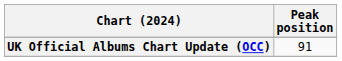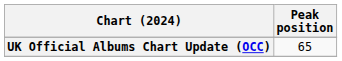(305, 47) 91 -> (305, 47) 65
